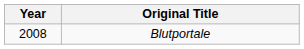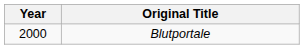(33, 34) 2008 -> (33, 34) 2000
